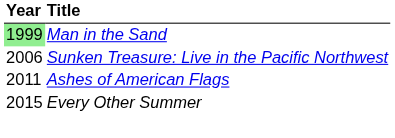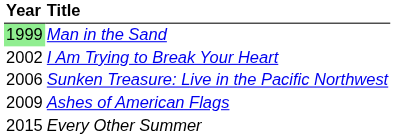+ row: (163, 57)
(24, 80) 2011 -> (24, 102) 2009
